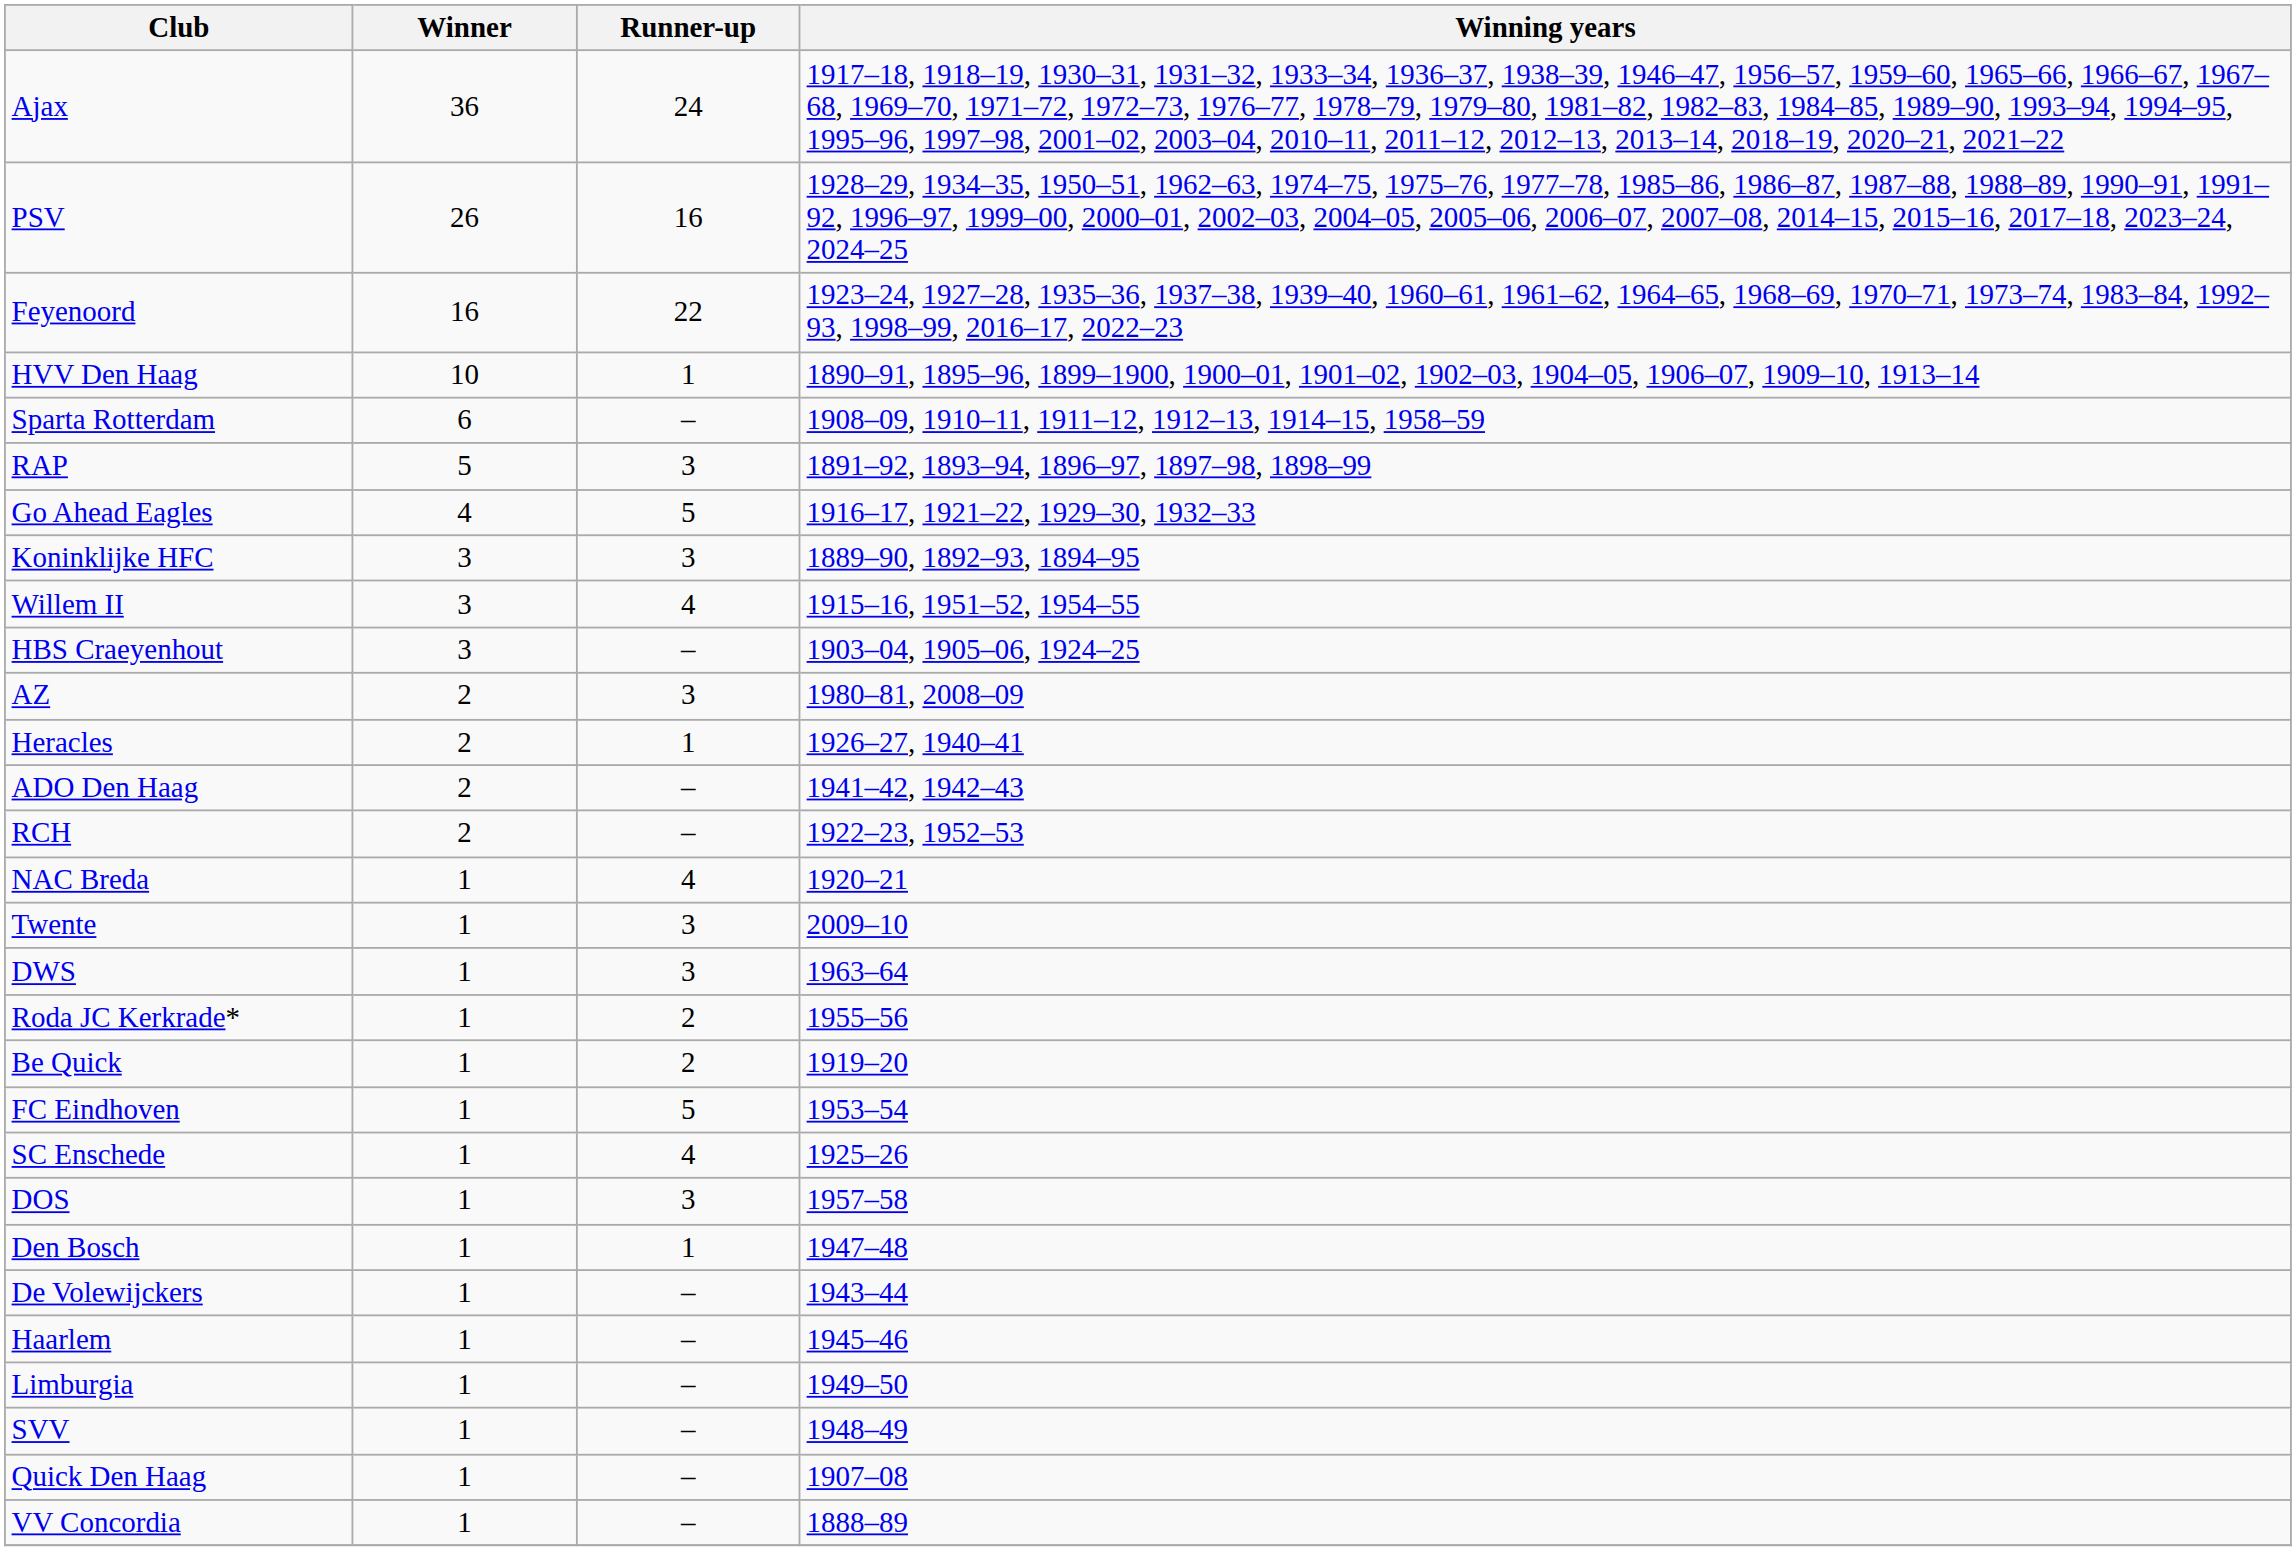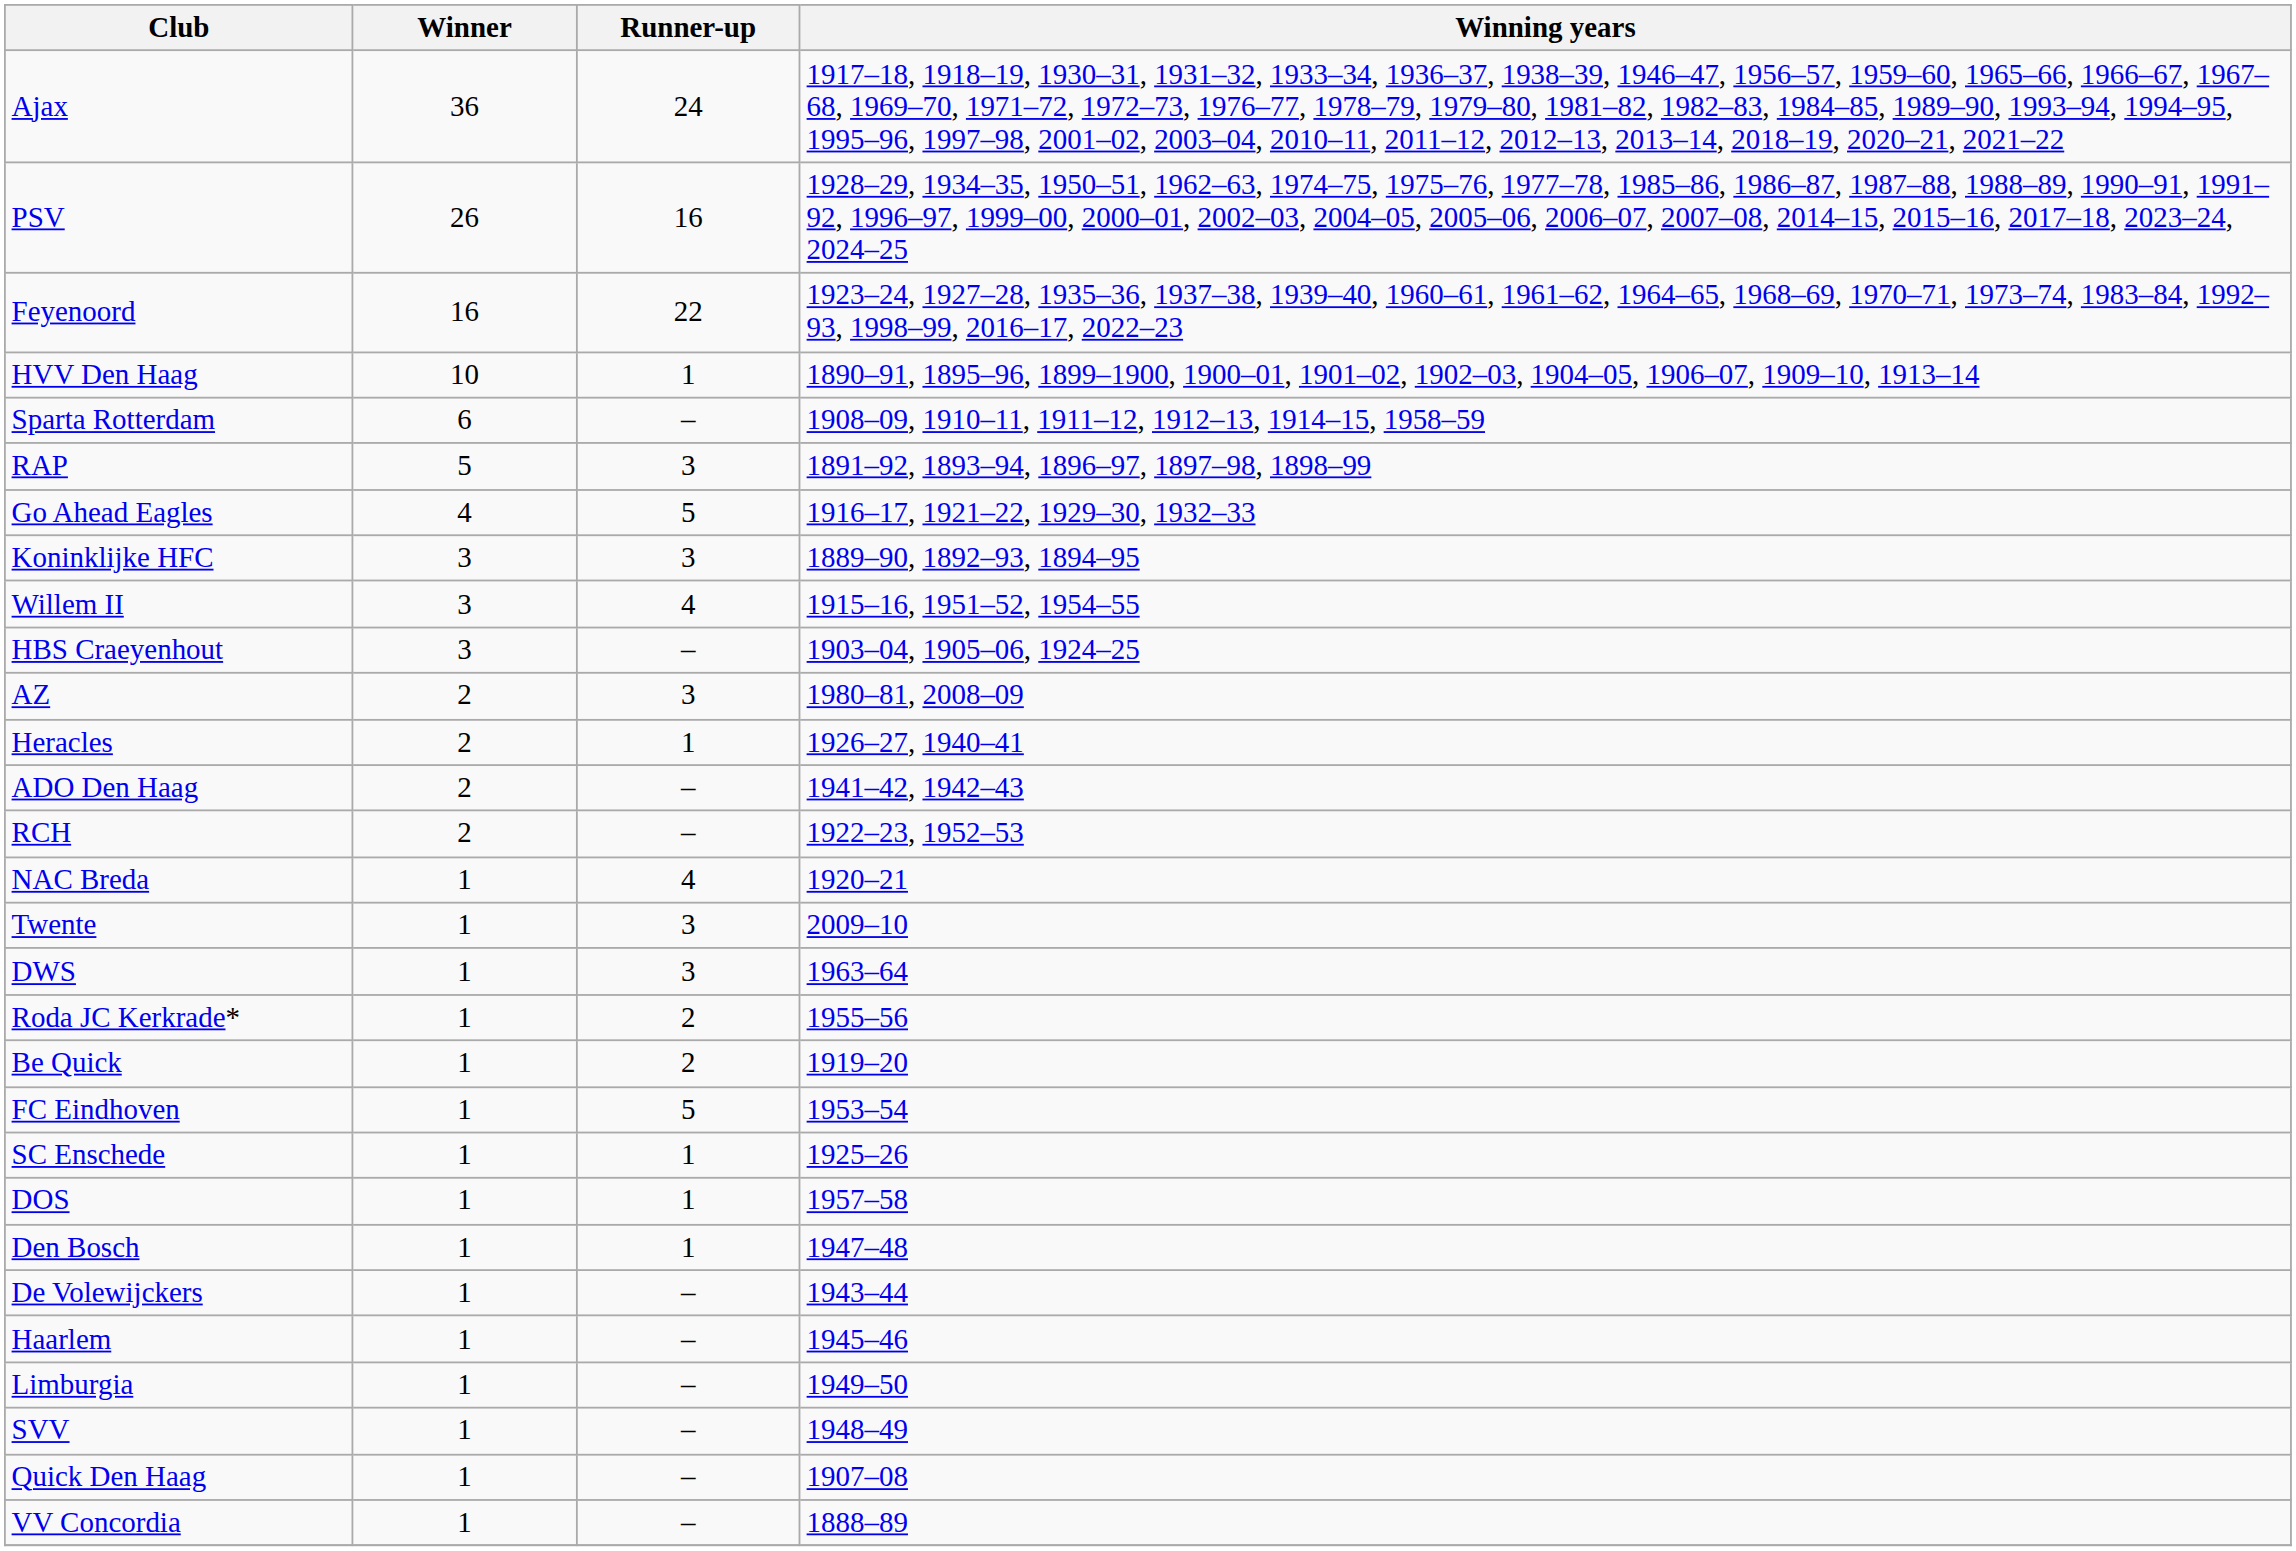(688, 1154) 4 -> (688, 1154) 1
(688, 1200) 3 -> (688, 1200) 1
